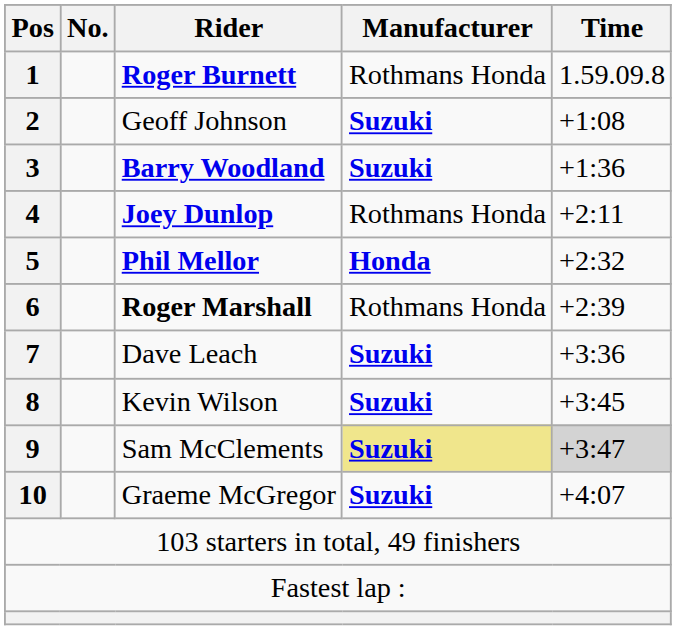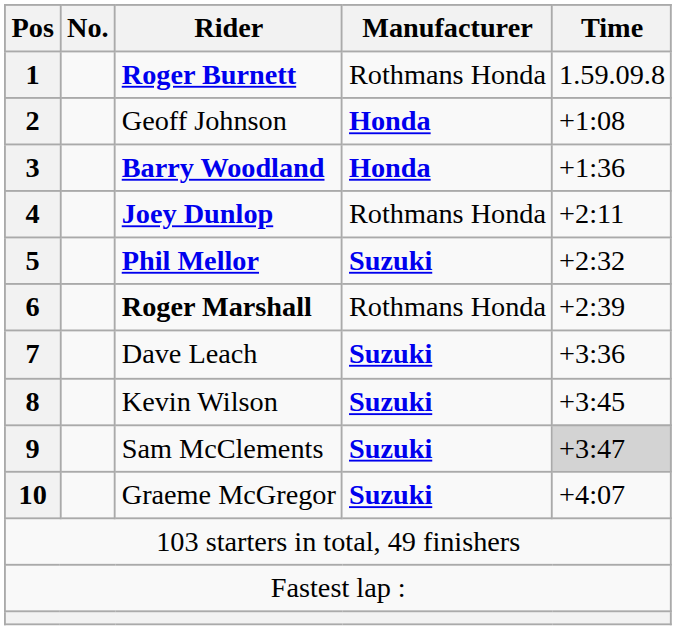(391, 121) Suzuki -> (390, 121) Honda
(391, 167) Suzuki -> (390, 167) Honda
(390, 261) Honda -> (391, 261) Suzuki
(391, 447) khaki background -> (391, 447) no background
